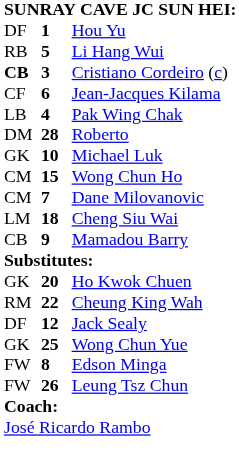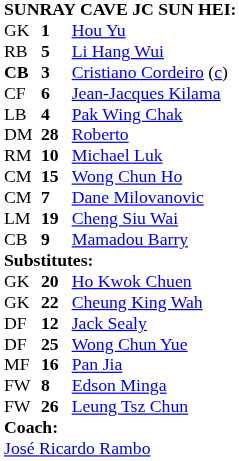(15, 30) DF -> (17, 30) GK
(17, 155) GK -> (18, 155) RM
(50, 218) 18 -> (50, 218) 19
(18, 302) RM -> (17, 302) GK
(17, 343) GK -> (15, 343) DF
+ row: (97, 364)
